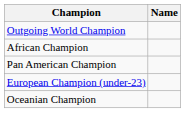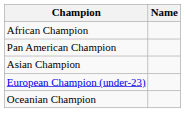- row: (66, 30)
+ row: (44, 64)
